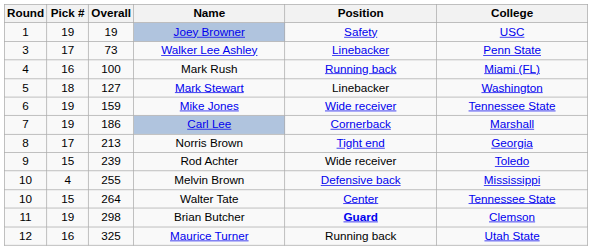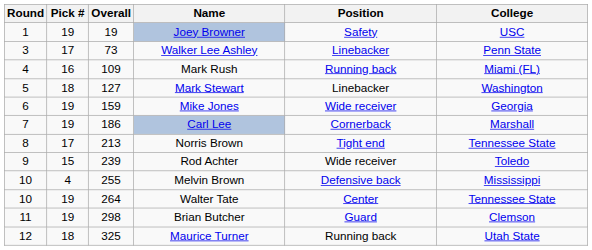(111, 69) 100 -> (111, 69) 109
(512, 106) Tennessee State -> (512, 106) Georgia
(512, 143) Georgia -> (512, 143) Tennessee State
(68, 198) 15 -> (68, 198) 19
(361, 217) bold -> (361, 217) normal
(68, 236) 16 -> (68, 236) 18
